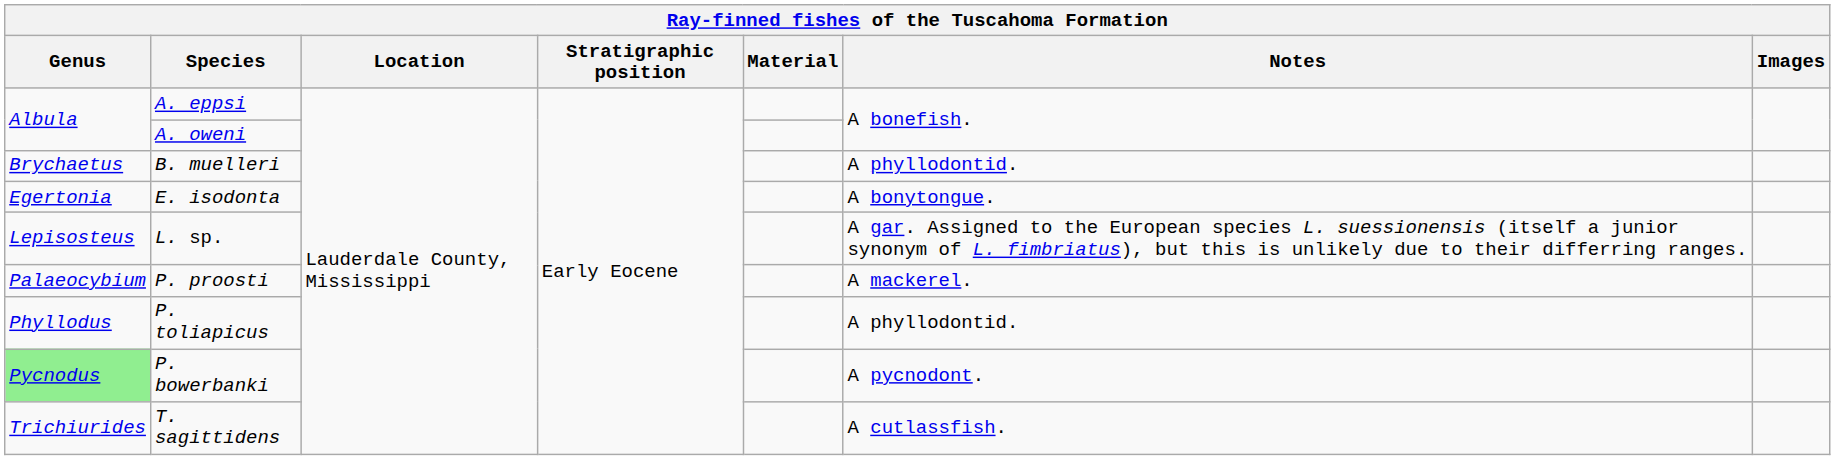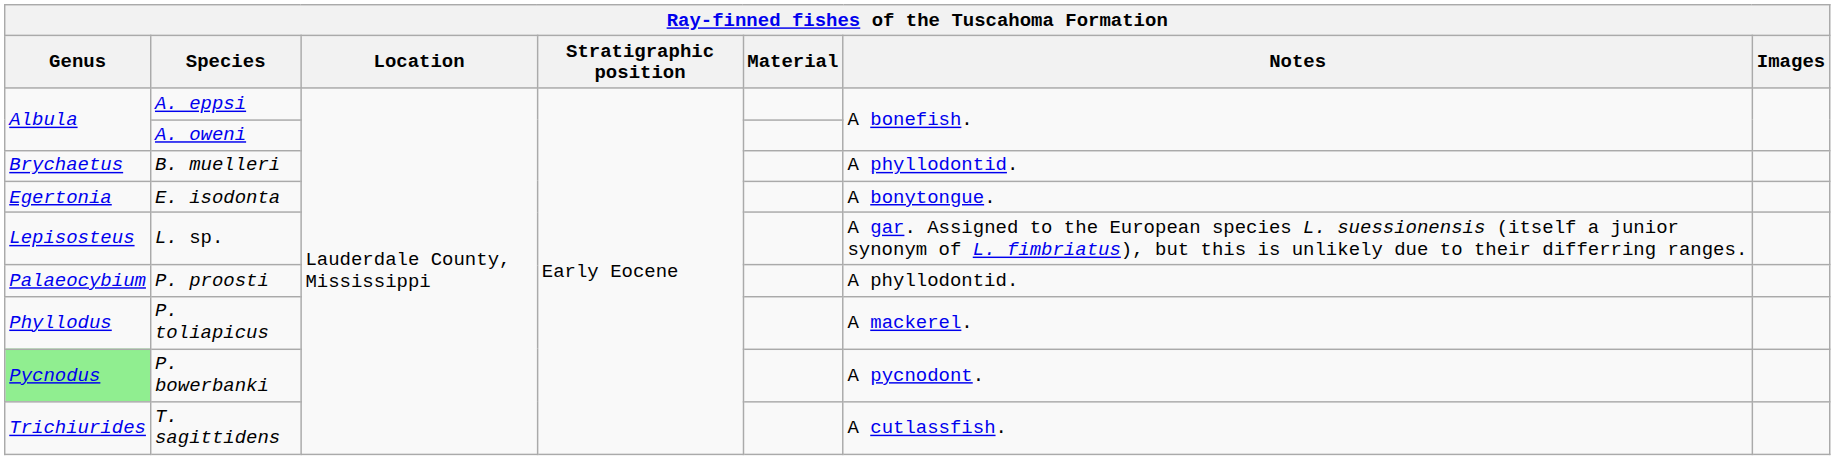(910, 281) A mackerel. -> (933, 281) A phyllodontid.
(933, 322) A phyllodontid. -> (910, 322) A mackerel.
